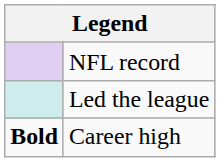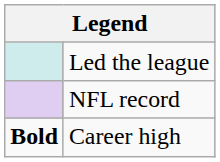rows swapped: (139, 99) <-> (124, 61)
